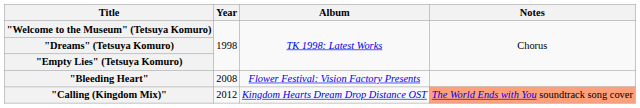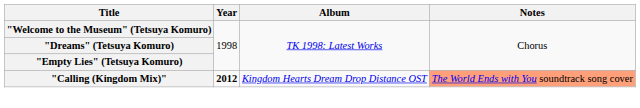- row: (109, 78)
(227, 95) normal -> (227, 78) bold
